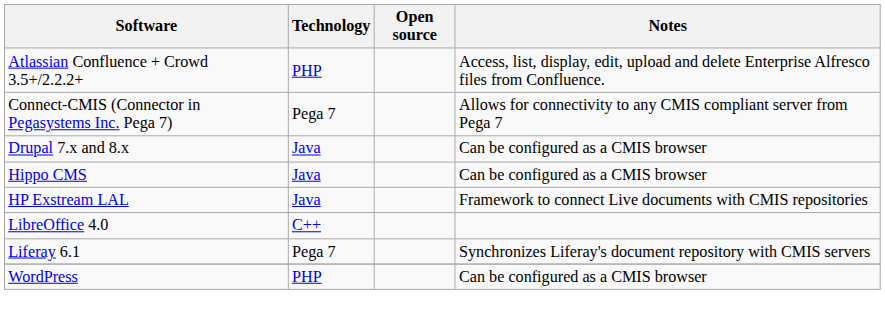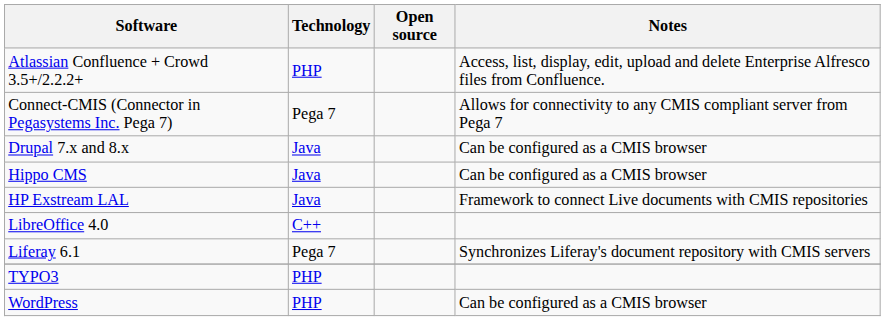+ row: (33, 276)
